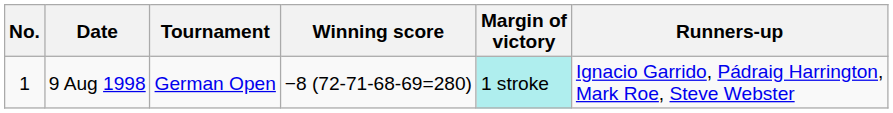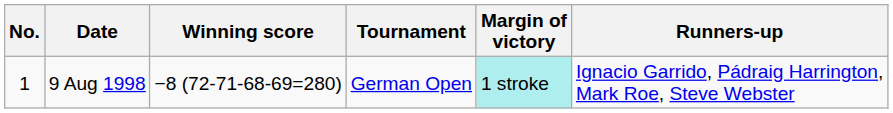columns swapped: (215, 31) <-> (378, 31)
